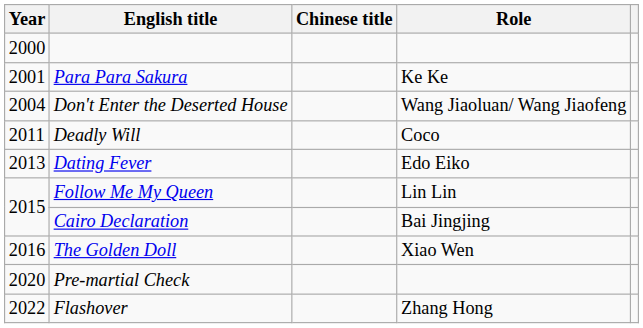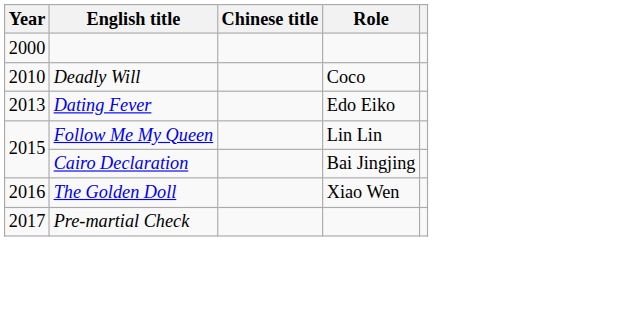- row: (121, 76)
- row: (171, 105)
(27, 134) 2011 -> (27, 76) 2010
(27, 279) 2020 -> (27, 221) 2017
- row: (91, 308)
